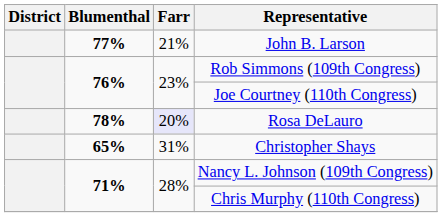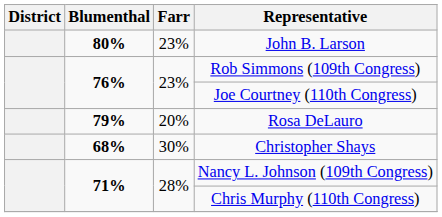(109, 43) 77% -> (109, 43) 80%
(174, 43) 21% -> (174, 43) 23%
(109, 120) 78% -> (109, 120) 79%
(174, 120) lavender background -> (174, 120) no background
(109, 146) 65% -> (109, 146) 68%
(174, 146) 31% -> (174, 146) 30%
